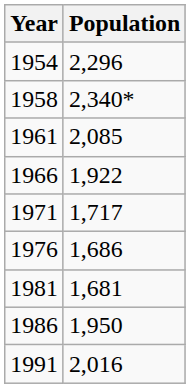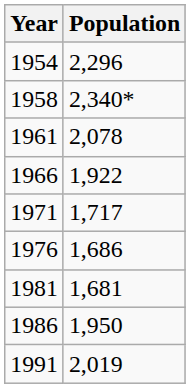(96, 136) 2,085 -> (96, 136) 2,078
(96, 363) 2,016 -> (96, 363) 2,019
